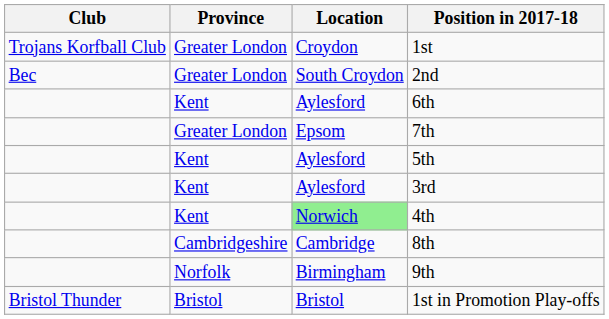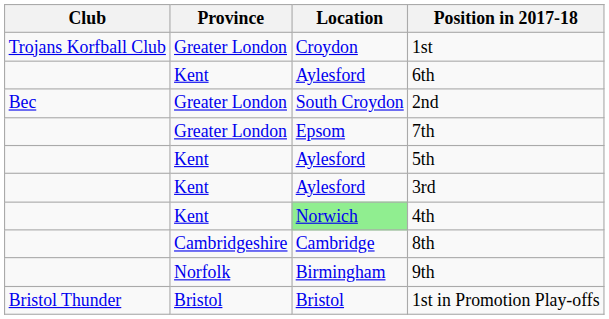rows swapped: (425, 74) <-> (423, 103)
